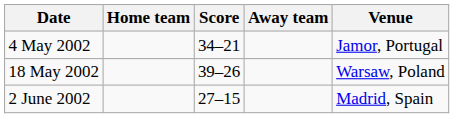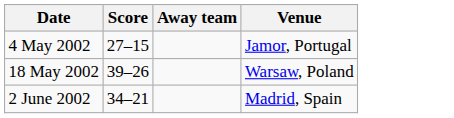- column: (148, 17)
(219, 44) 34–21 -> (128, 44) 27–15
(219, 98) 27–15 -> (128, 98) 34–21
